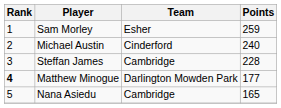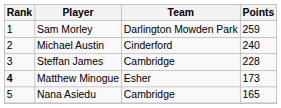(137, 29) Esher -> (181, 29) Darlington Mowden Park
(181, 78) Darlington Mowden Park -> (137, 78) Esher
(251, 78) 177 -> (251, 78) 173
